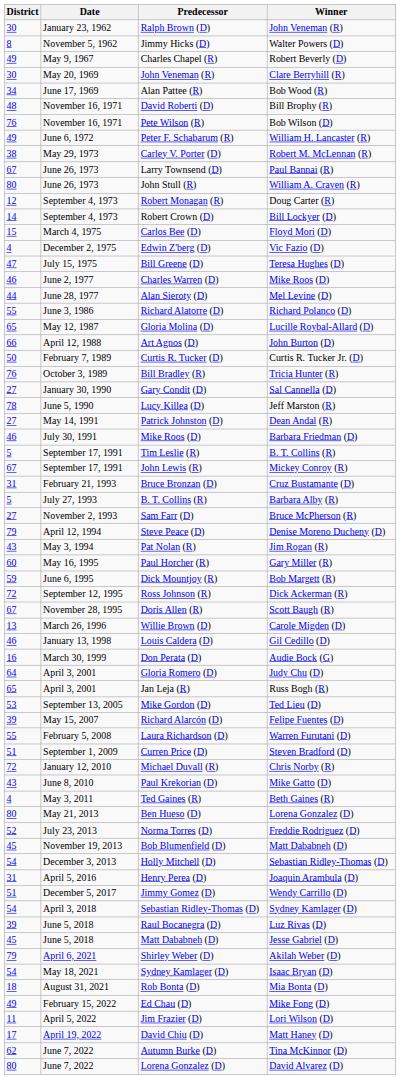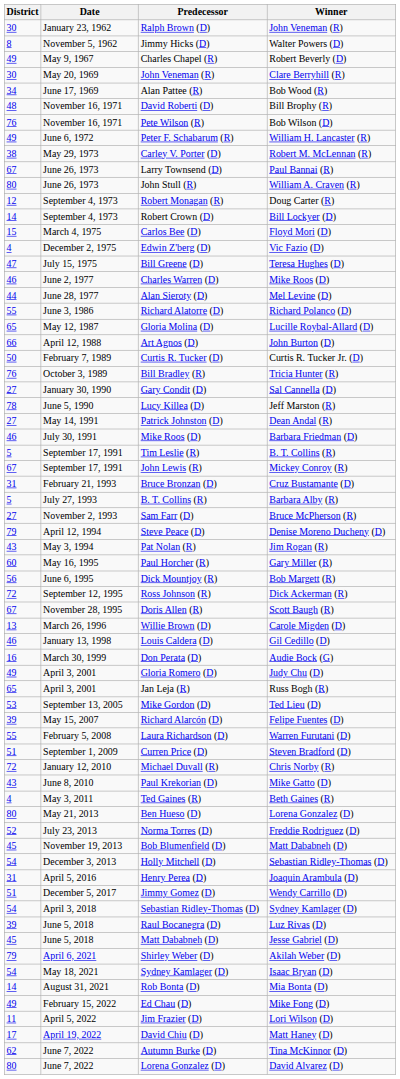(12, 578) 59 -> (12, 578) 56
(12, 673) 64 -> (12, 673) 49
(12, 987) 18 -> (12, 987) 14
